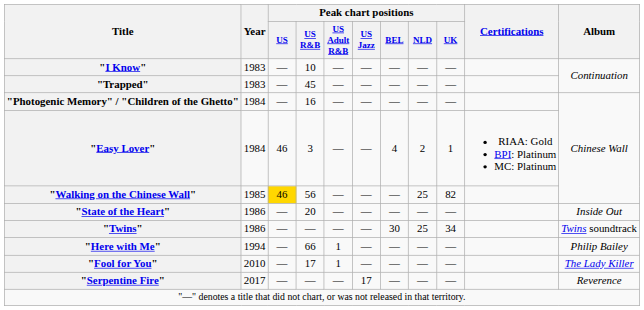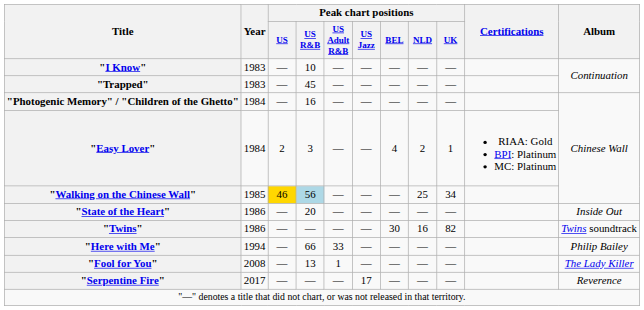(282, 148) 46 -> (282, 148) 2
(310, 194) no background -> (310, 194) lightblue background
(451, 194) 82 -> (451, 194) 34
(422, 229) 25 -> (422, 229) 16
(451, 229) 34 -> (451, 229) 82
(338, 246) 1 -> (338, 246) 33
(255, 263) 2010 -> (255, 263) 2008
(310, 263) 17 -> (310, 263) 13
